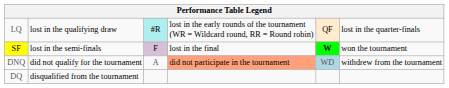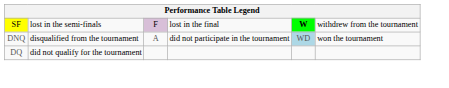- row: (16, 30)
(374, 49) won the tournament -> (368, 25) withdrew from the tournament
(86, 63) did not qualify for the tournament -> (84, 39) disqualified from the tournament
(229, 63) lightsalmon background -> (229, 39) no background
(392, 63) withdrew from the tournament -> (350, 39) won the tournament
(84, 77) disqualified from the tournament -> (86, 53) did not qualify for the tournament
